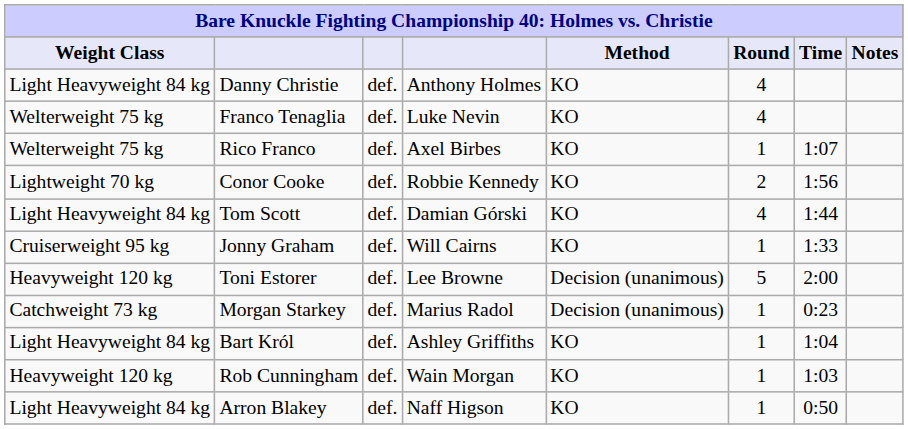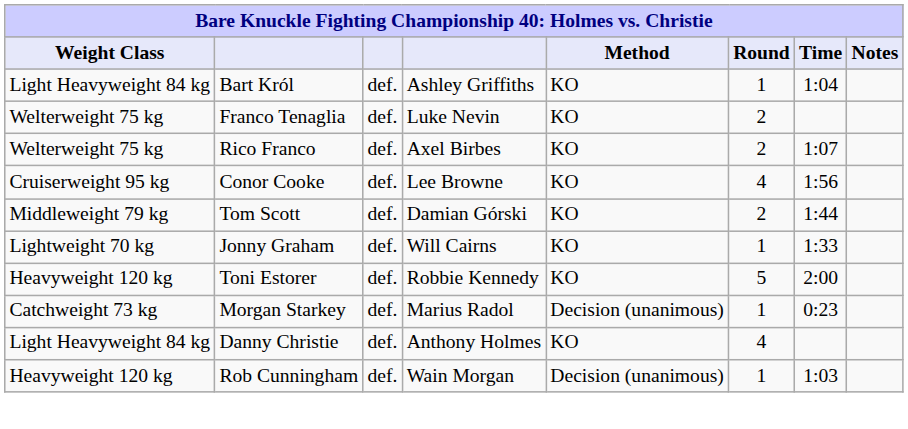rows swapped: (279, 84) <-> (257, 343)
(761, 117) 4 -> (761, 117) 2
(761, 149) 1 -> (761, 149) 2
(82, 181) Lightweight 70 kg -> (89, 181) Cruiserweight 95 kg
(473, 181) Robbie Kennedy -> (455, 181) Lee Browne
(761, 181) 2 -> (761, 181) 4
(110, 214) Light Heavyweight 84 kg -> (89, 214) Middleweight 79 kg
(761, 214) 4 -> (761, 214) 2
(89, 246) Cruiserweight 95 kg -> (82, 246) Lightweight 70 kg
(455, 278) Lee Browne -> (473, 278) Robbie Kennedy
(637, 278) Decision (unanimous) -> (564, 278) KO
(564, 375) KO -> (637, 375) Decision (unanimous)
- row: (273, 407)
